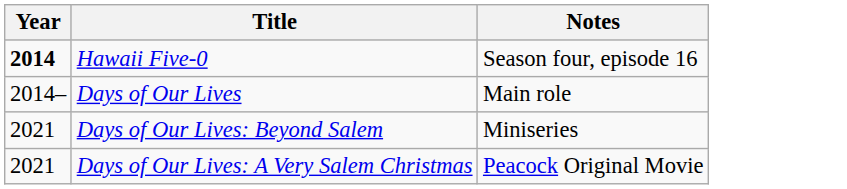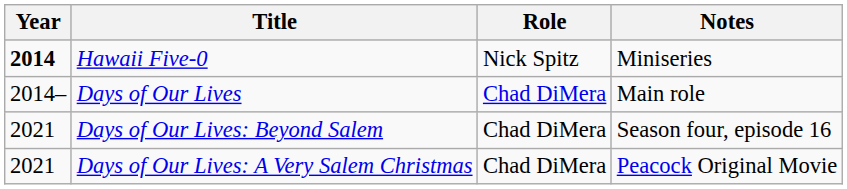+ column: (545, 22)
(590, 58) Season four, episode 16 -> (664, 58) Miniseries
(531, 129) Miniseries -> (724, 129) Season four, episode 16
